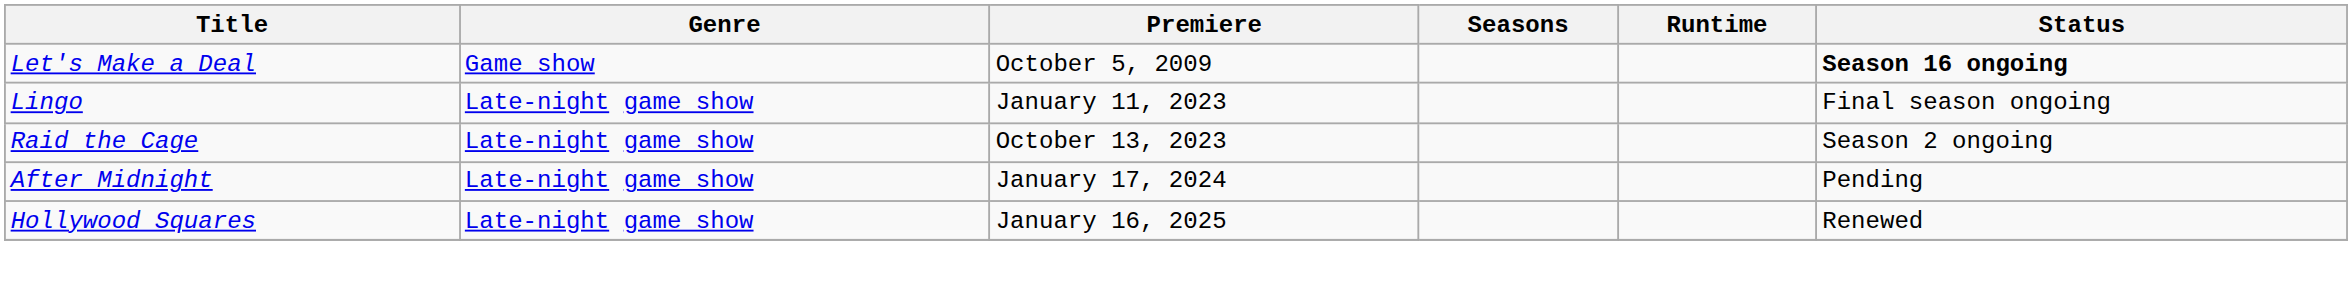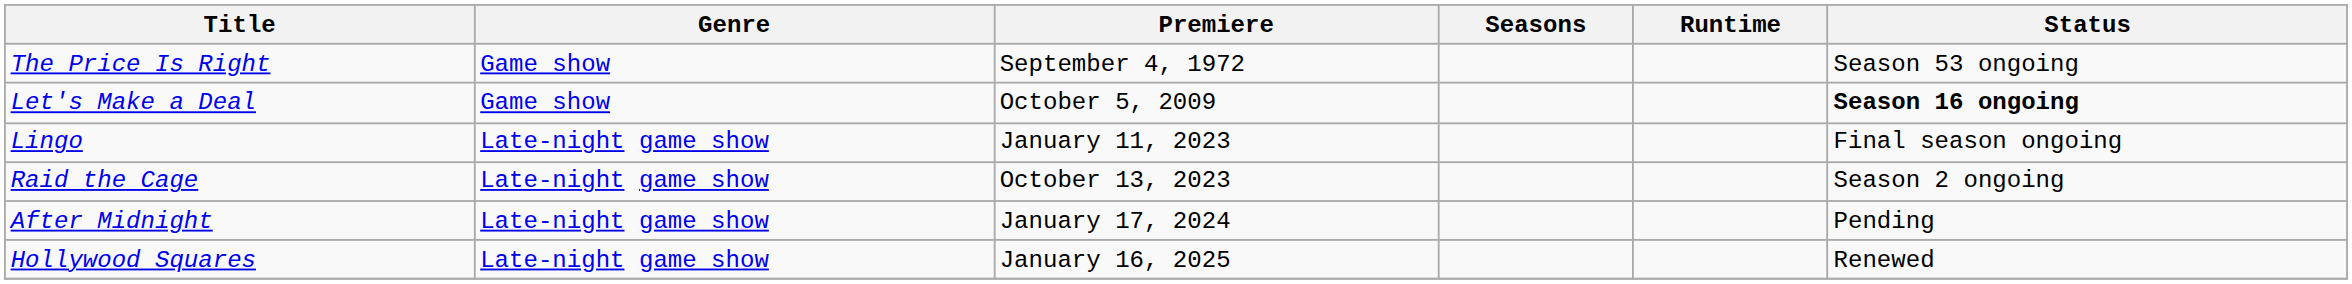+ row: (141, 64)
